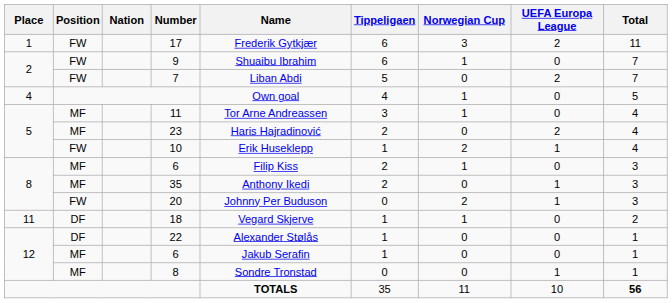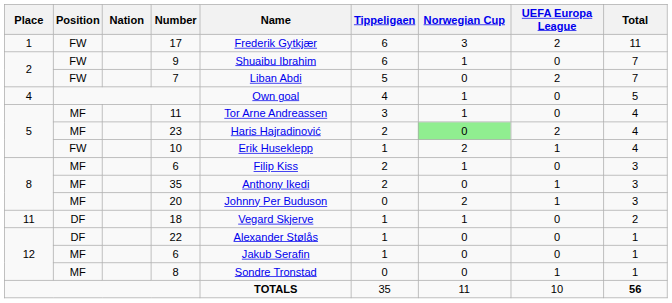(464, 131) no background -> (464, 131) lightgreen background
(78, 201) FW -> (78, 201) MF
